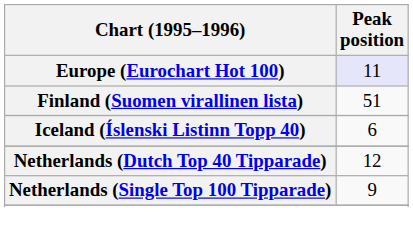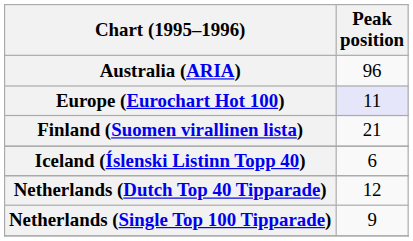+ row: (170, 70)
(372, 100) 51 -> (372, 130) 21
